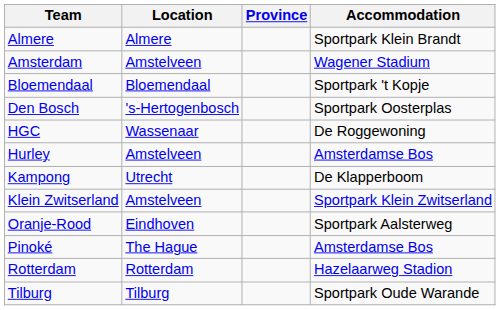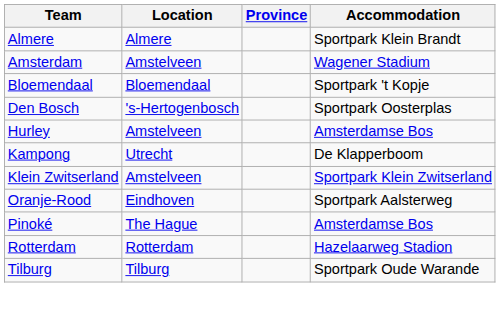- row: (24, 131)
